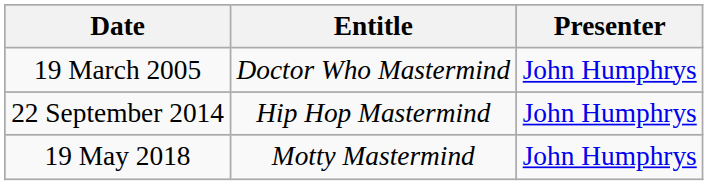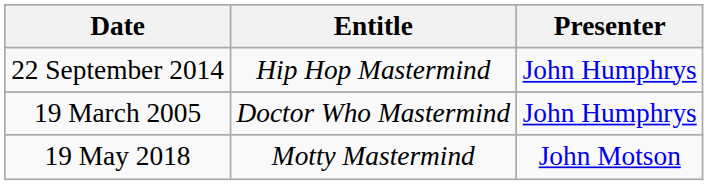rows swapped: (118, 69) <-> (118, 112)
(610, 156) John Humphrys -> (610, 156) John Motson
